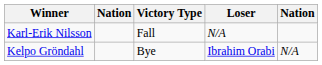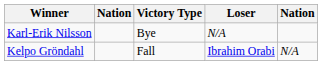(146, 32) Fall -> (146, 32) Bye
(146, 51) Bye -> (146, 51) Fall
